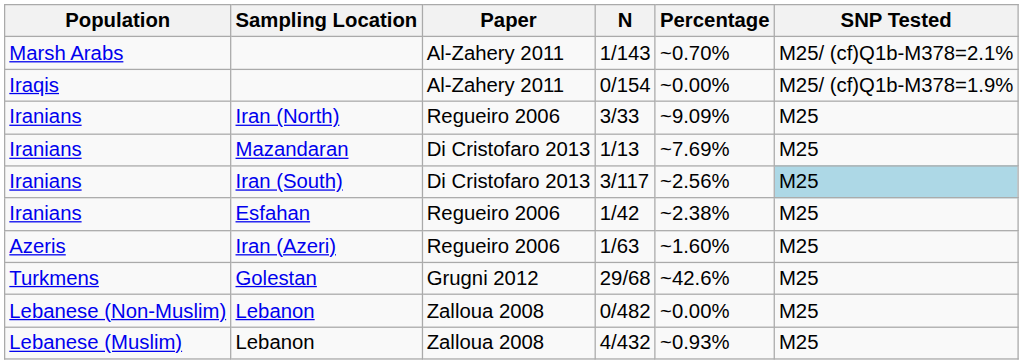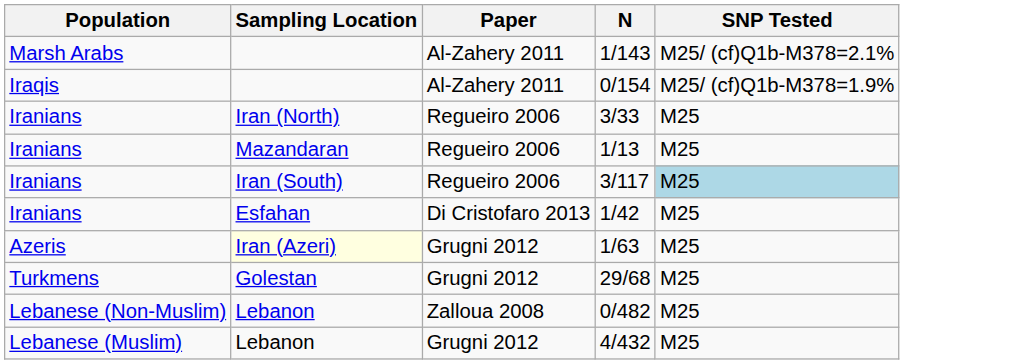- column: (715, 20)
(509, 149) Di Cristofaro 2013 -> (493, 149) Regueiro 2006
(509, 181) Di Cristofaro 2013 -> (493, 181) Regueiro 2006
(493, 213) Regueiro 2006 -> (509, 213) Di Cristofaro 2013
(286, 246) no background -> (286, 246) lightyellow background
(493, 246) Regueiro 2006 -> (483, 246) Grugni 2012
(485, 342) Zalloua 2008 -> (483, 342) Grugni 2012
